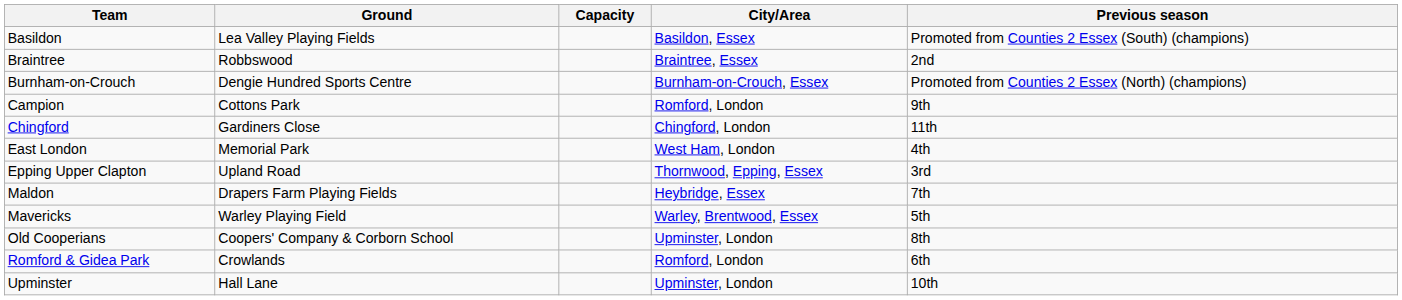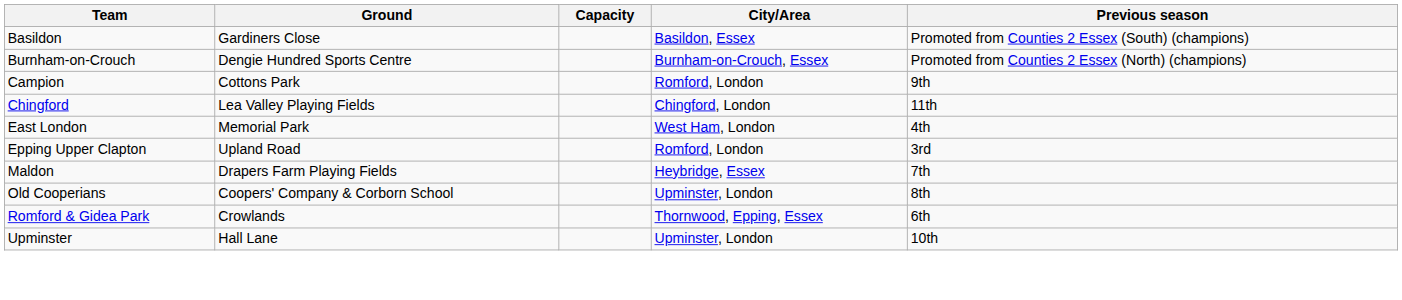(296, 37) Lea Valley Playing Fields -> (269, 37) Gardiners Close
- row: (36, 60)
(269, 127) Gardiners Close -> (296, 104) Lea Valley Playing Fields
(739, 171) Thornwood, Epping, Essex -> (709, 149) Romford, London
- row: (39, 216)
(709, 261) Romford, London -> (739, 216) Thornwood, Epping, Essex
